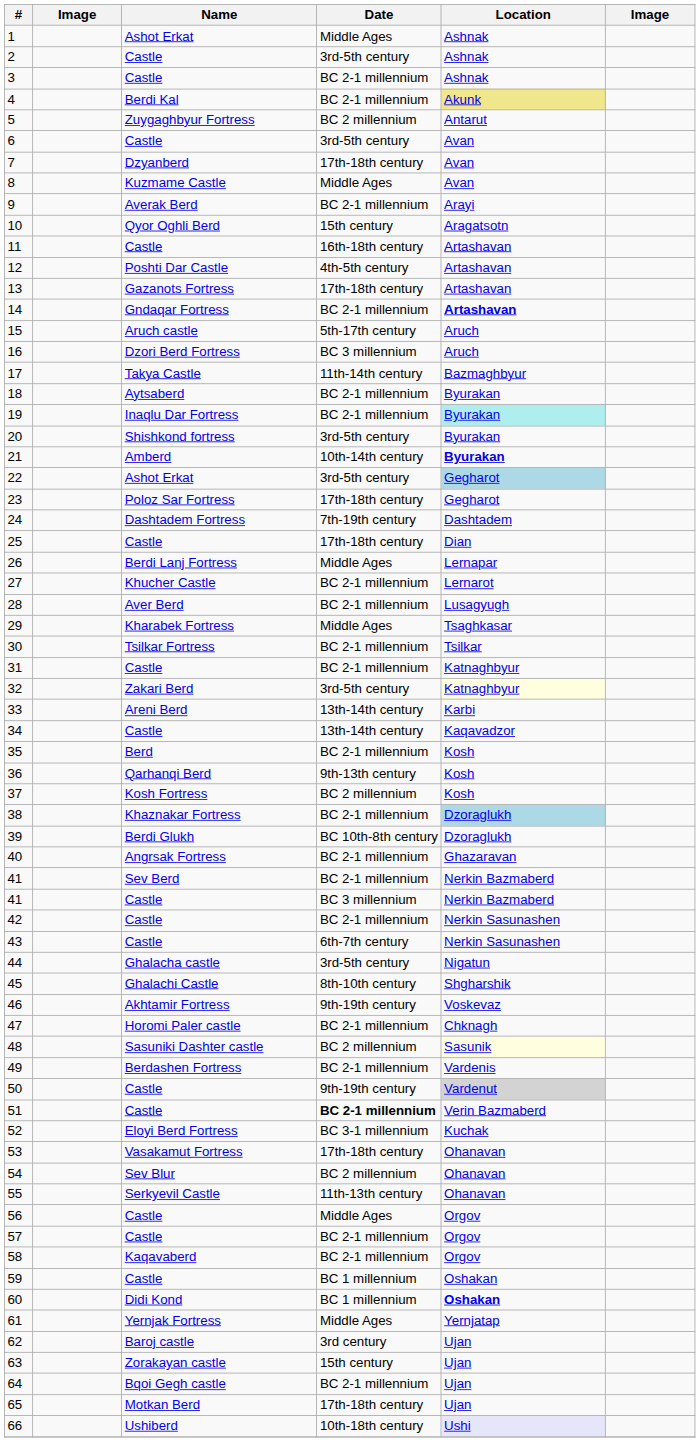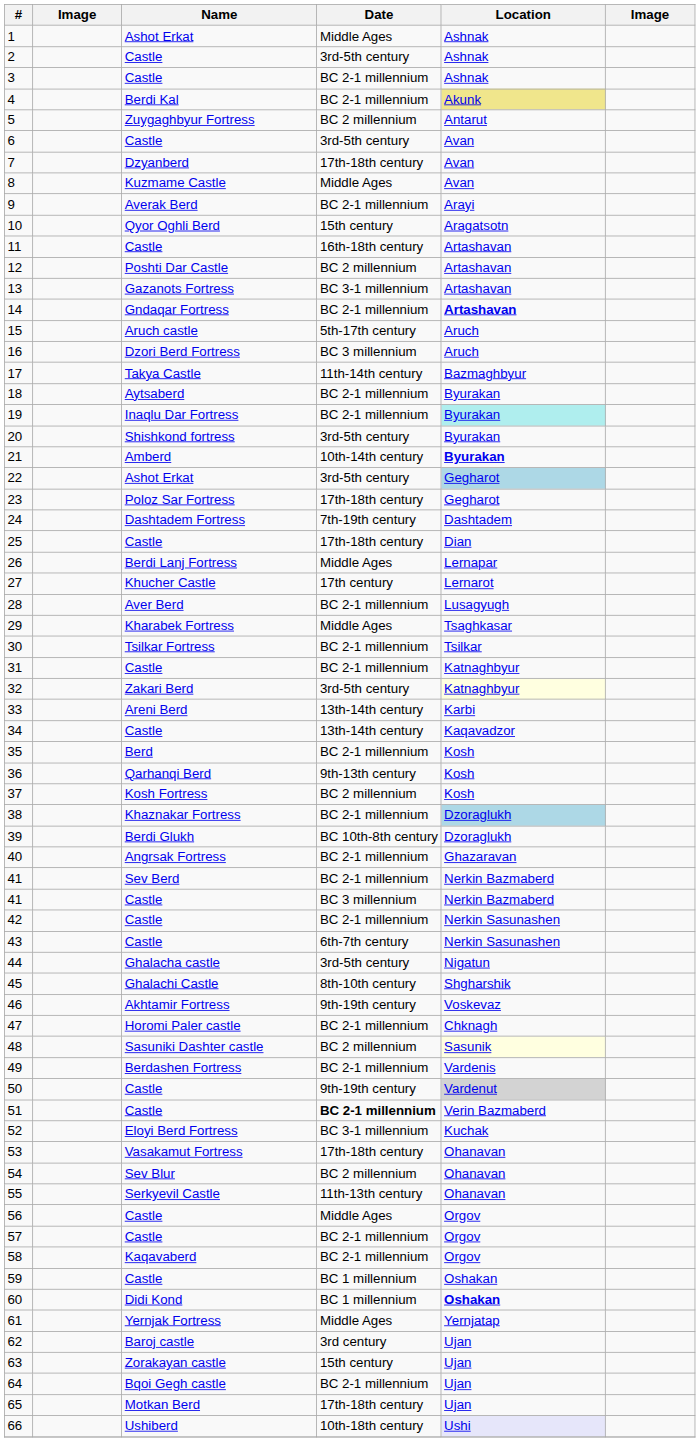(364, 267) 4th-5th century -> (368, 267) BC 2 millennium
(372, 288) 17th-18th century -> (374, 288) BC 3-1 millennium
(374, 583) BC 2-1 millennium -> (356, 583) 17th century
